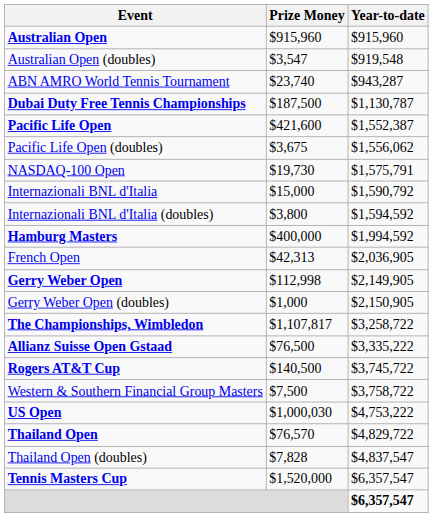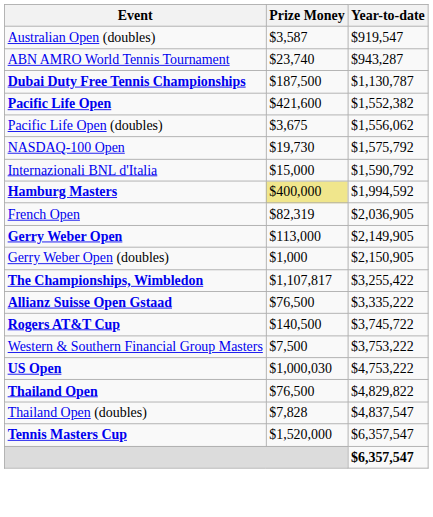- row: (57, 37)
(288, 59) $3,547 -> (288, 37) $3,587
(377, 59) $919,548 -> (377, 37) $919,547
(382, 125) $1,552,387 -> (382, 103) $1,552,382
(382, 170) $1,575,791 -> (382, 147) $1,575,792
- row: (110, 214)
(295, 236) no background -> (295, 192) khaki background
(292, 258) $42,313 -> (292, 214) $82,319
(295, 280) $112,998 -> (295, 236) $113,000
(382, 324) $3,258,722 -> (382, 280) $3,255,422
(382, 390) $3,758,722 -> (382, 346) $3,753,222
(292, 434) $76,570 -> (292, 390) $76,500
(382, 434) $4,829,722 -> (382, 390) $4,829,822
